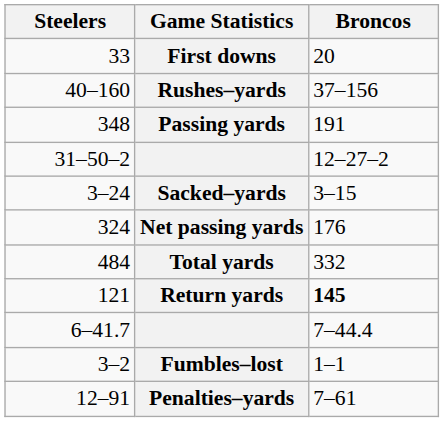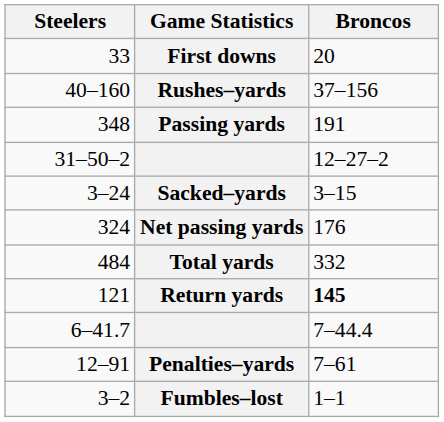rows swapped: (114, 364) <-> (103, 398)
